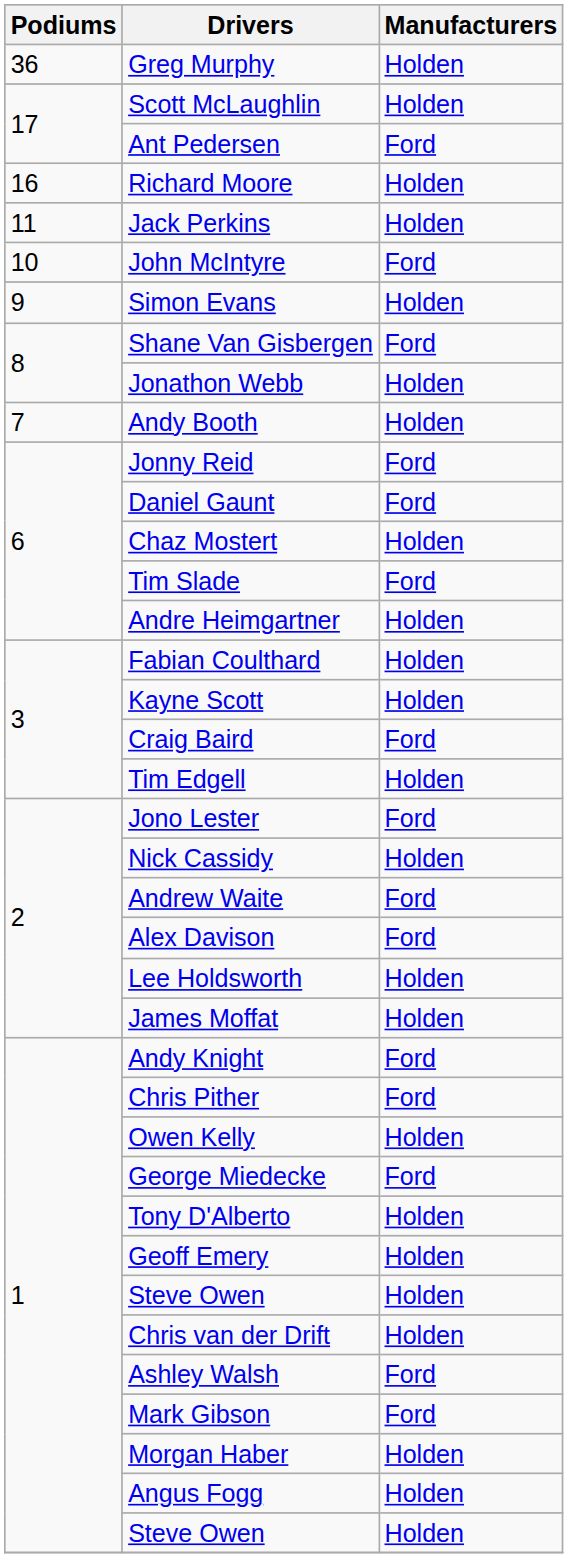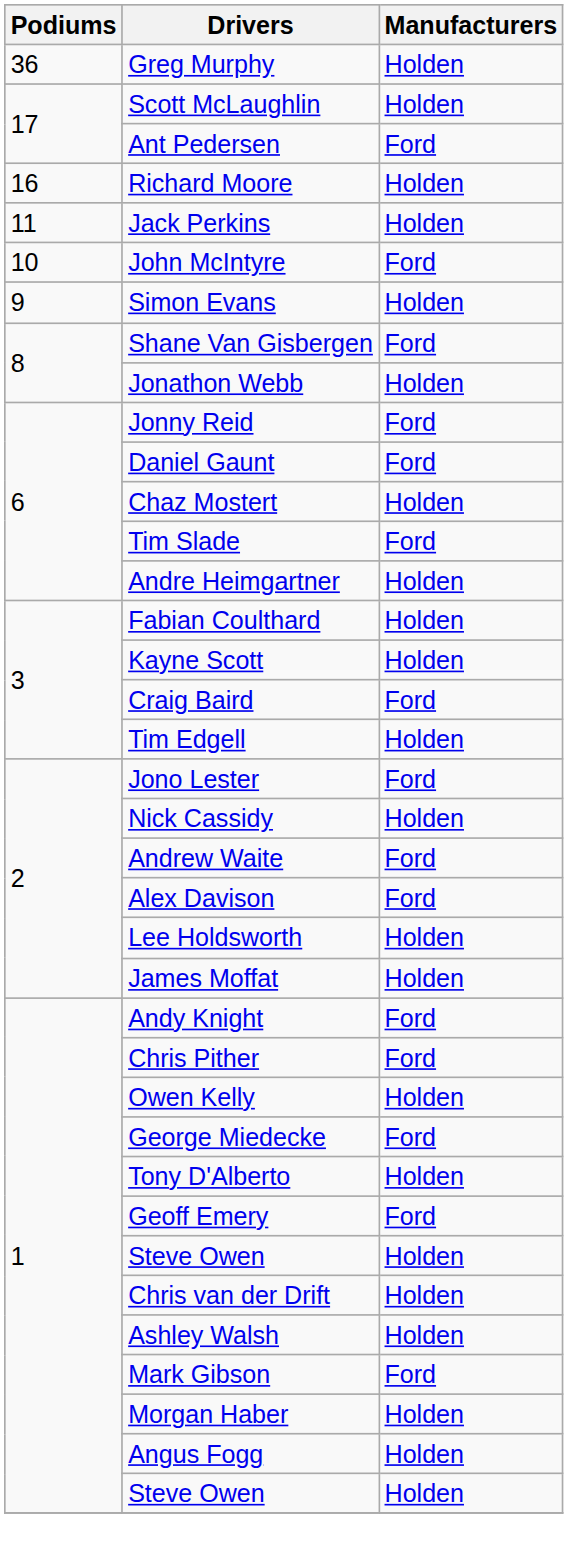- row: (18, 422)
(424, 1256) Holden -> (410, 1216) Ford
(410, 1375) Ford -> (424, 1335) Holden
